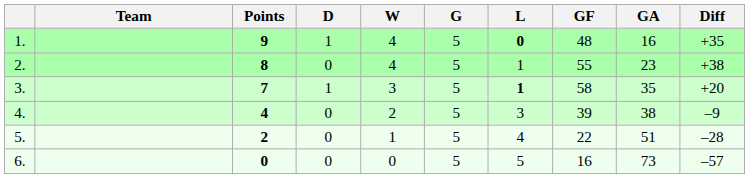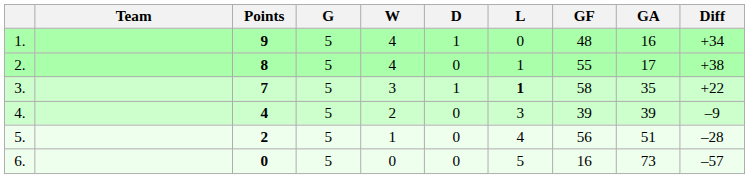columns swapped: (456, 16) <-> (328, 16)
(520, 40) bold -> (520, 40) normal
(712, 40) +35 -> (712, 40) +34
(648, 64) 23 -> (648, 64) 17
(712, 88) +20 -> (712, 88) +22
(648, 112) 38 -> (648, 112) 39
(584, 137) 22 -> (584, 137) 56
